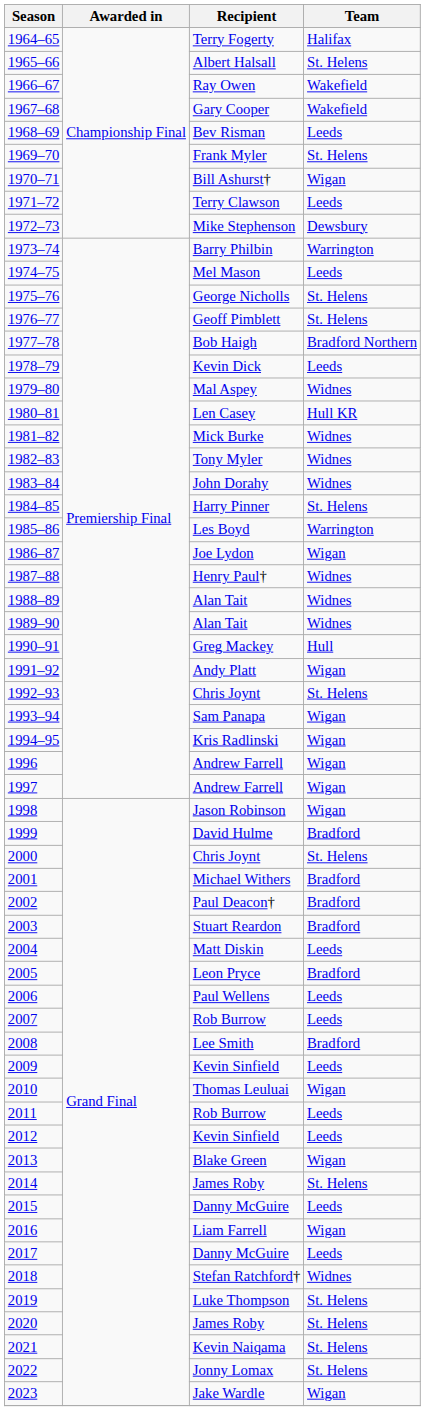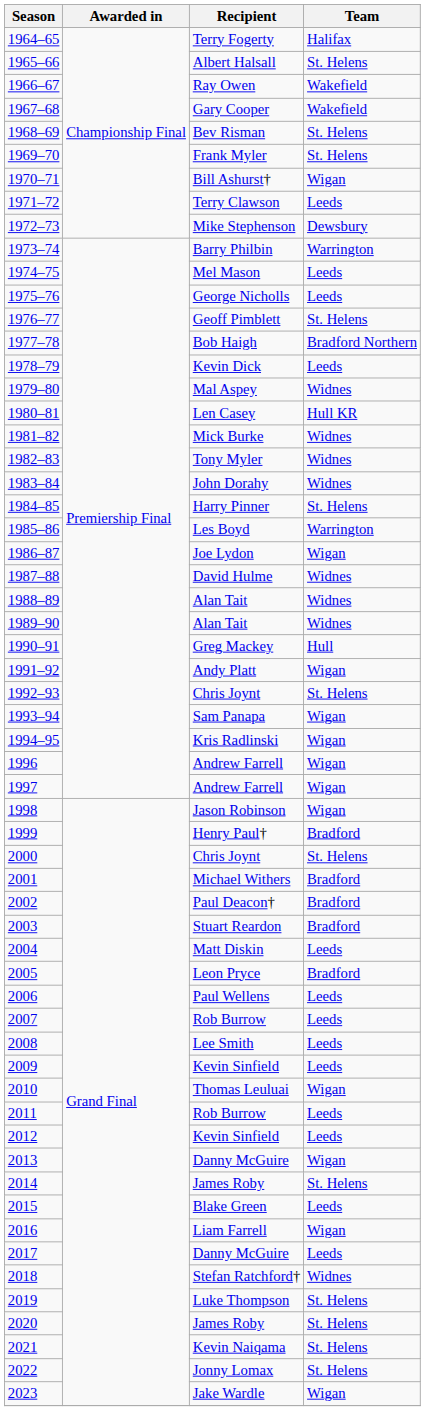(325, 132) Leeds -> (337, 132) St. Helens
(337, 296) St. Helens -> (325, 296) Leeds
(230, 576) Henry Paul† -> (233, 576) David Hulme
(233, 833) David Hulme -> (230, 833) Henry Paul†
(334, 1043) Bradford -> (325, 1043) Leeds
(230, 1160) Blake Green -> (241, 1160) Danny McGuire
(241, 1206) Danny McGuire -> (230, 1206) Blake Green
